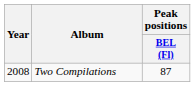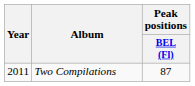(18, 72) 2008 -> (18, 72) 2011
